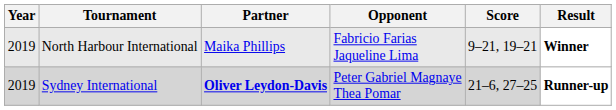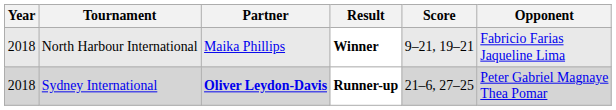columns swapped: (398, 16) <-> (576, 16)
(22, 47) 2019 -> (22, 47) 2018
(22, 86) 2019 -> (22, 86) 2018
